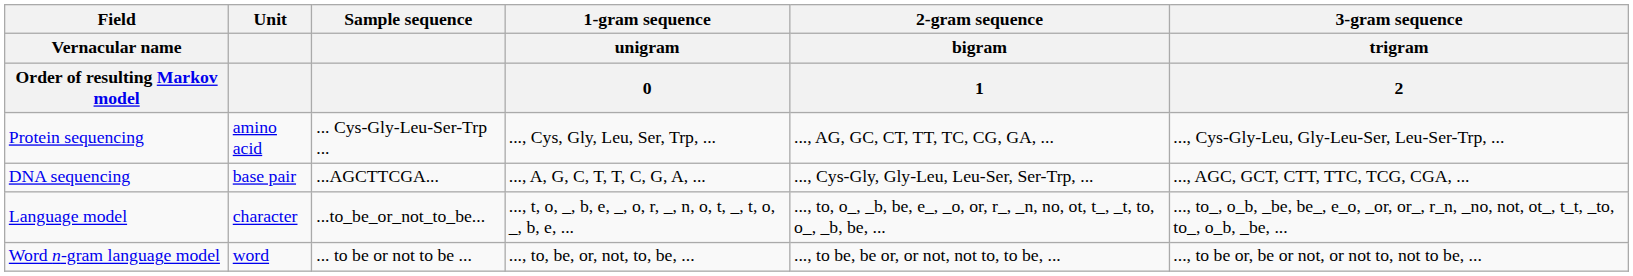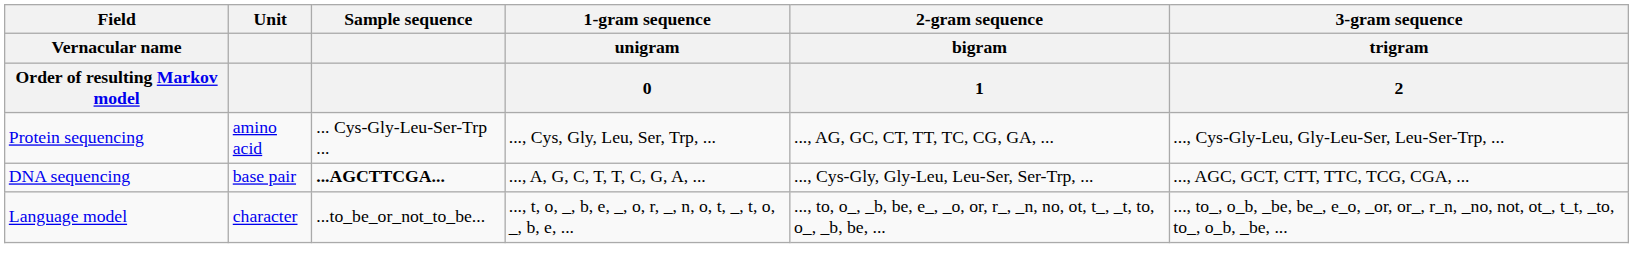(378, 176) normal -> (381, 176) bold
- row: (114, 256)
